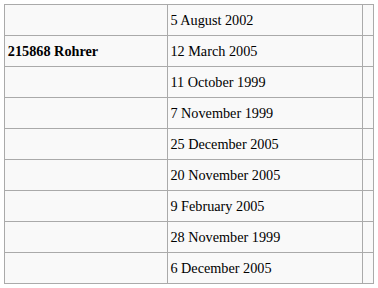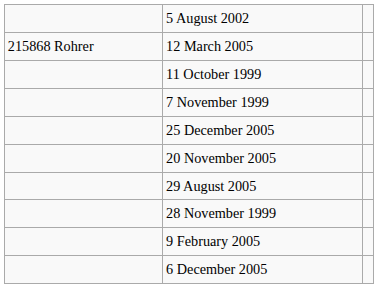(53, 51) bold -> (51, 46) normal
+ row: (211, 186)
rows swapped: (225, 237) <-> (217, 206)
